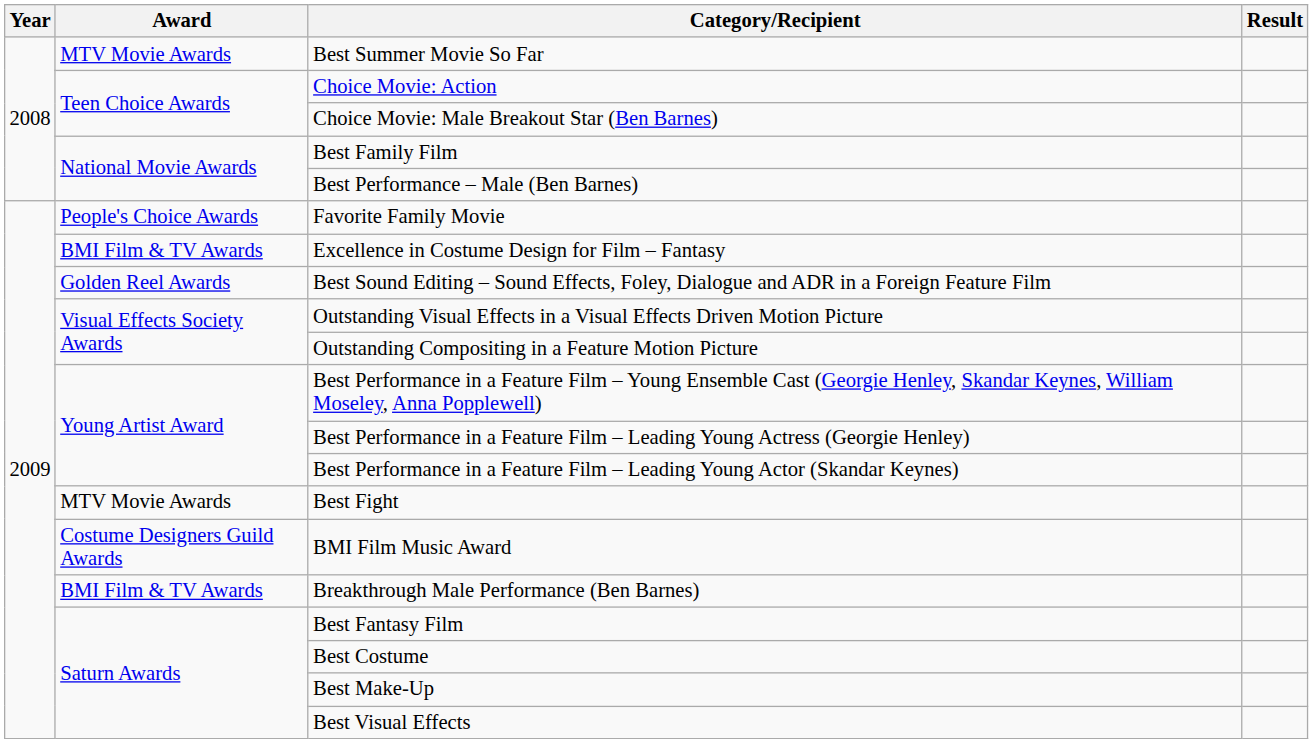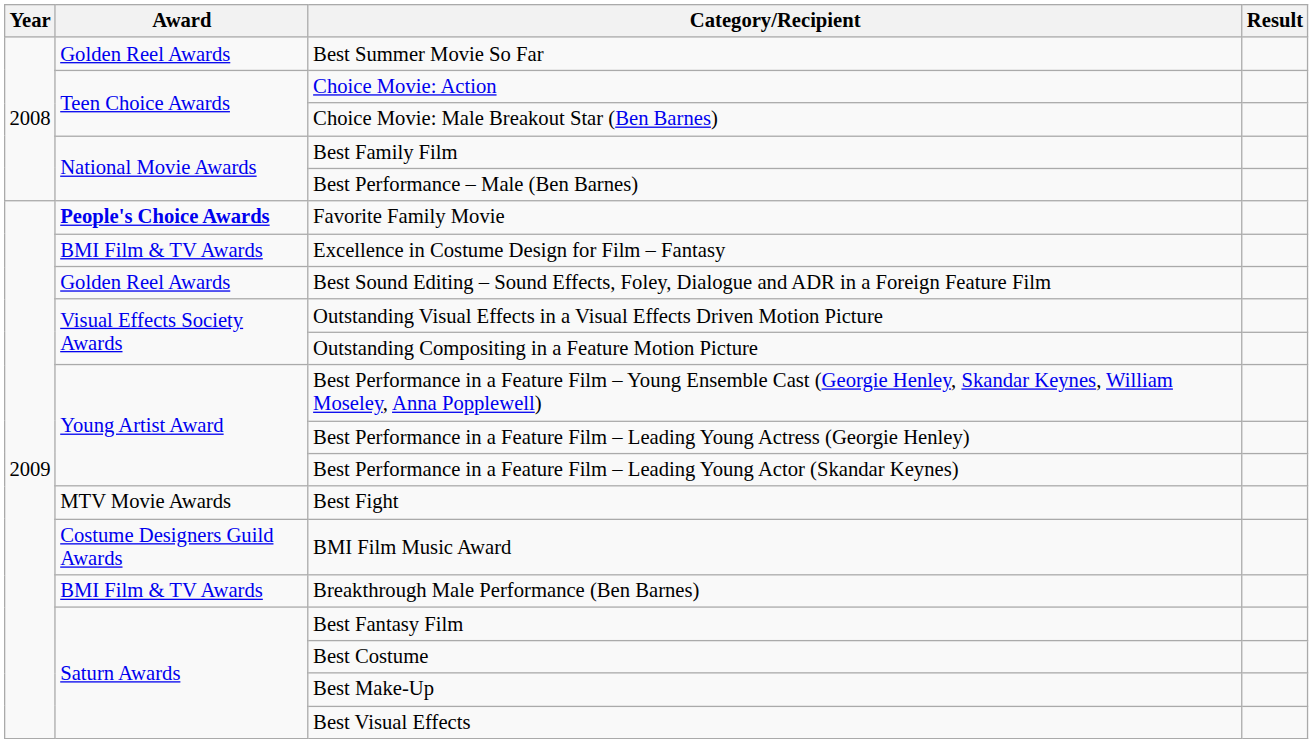(146, 53) MTV Movie Awards -> (145, 53) Golden Reel Awards
(159, 217) normal -> (165, 217) bold
